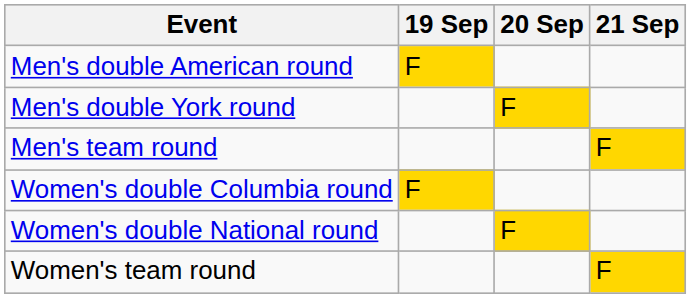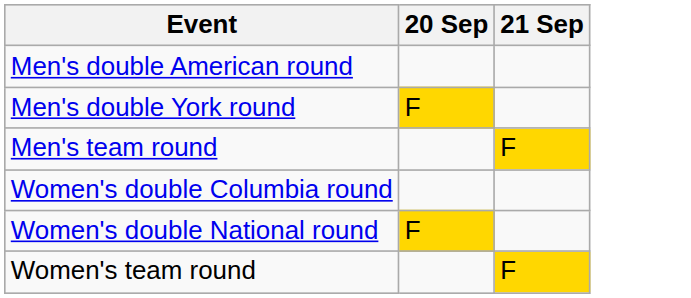- column: (446, 25)
